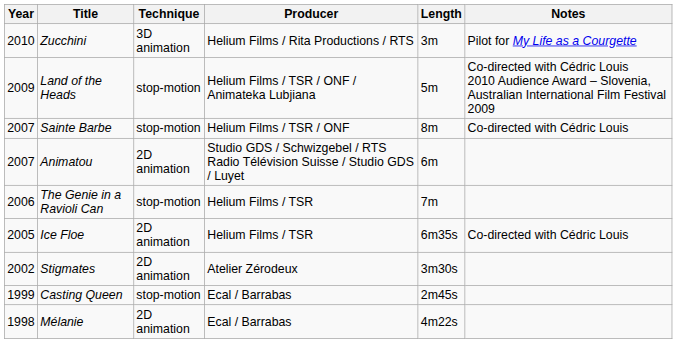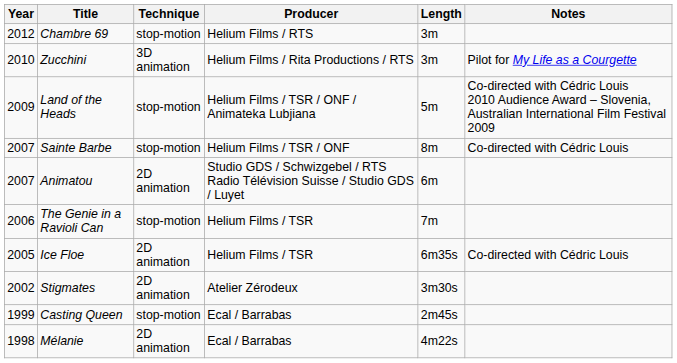+ row: (74, 33)
